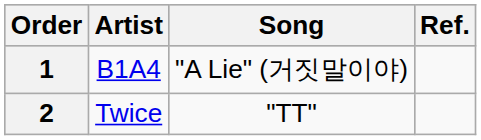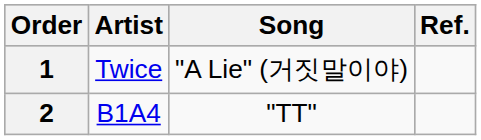(129, 69) B1A4 -> (129, 69) Twice
(129, 113) Twice -> (129, 113) B1A4
